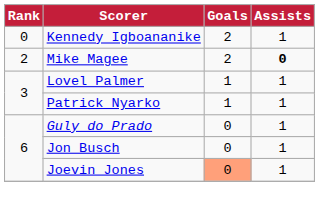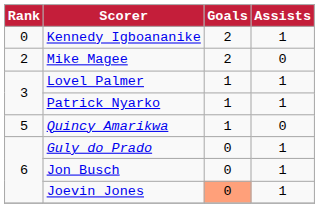(283, 60) bold -> (283, 60) normal
+ row: (107, 126)
